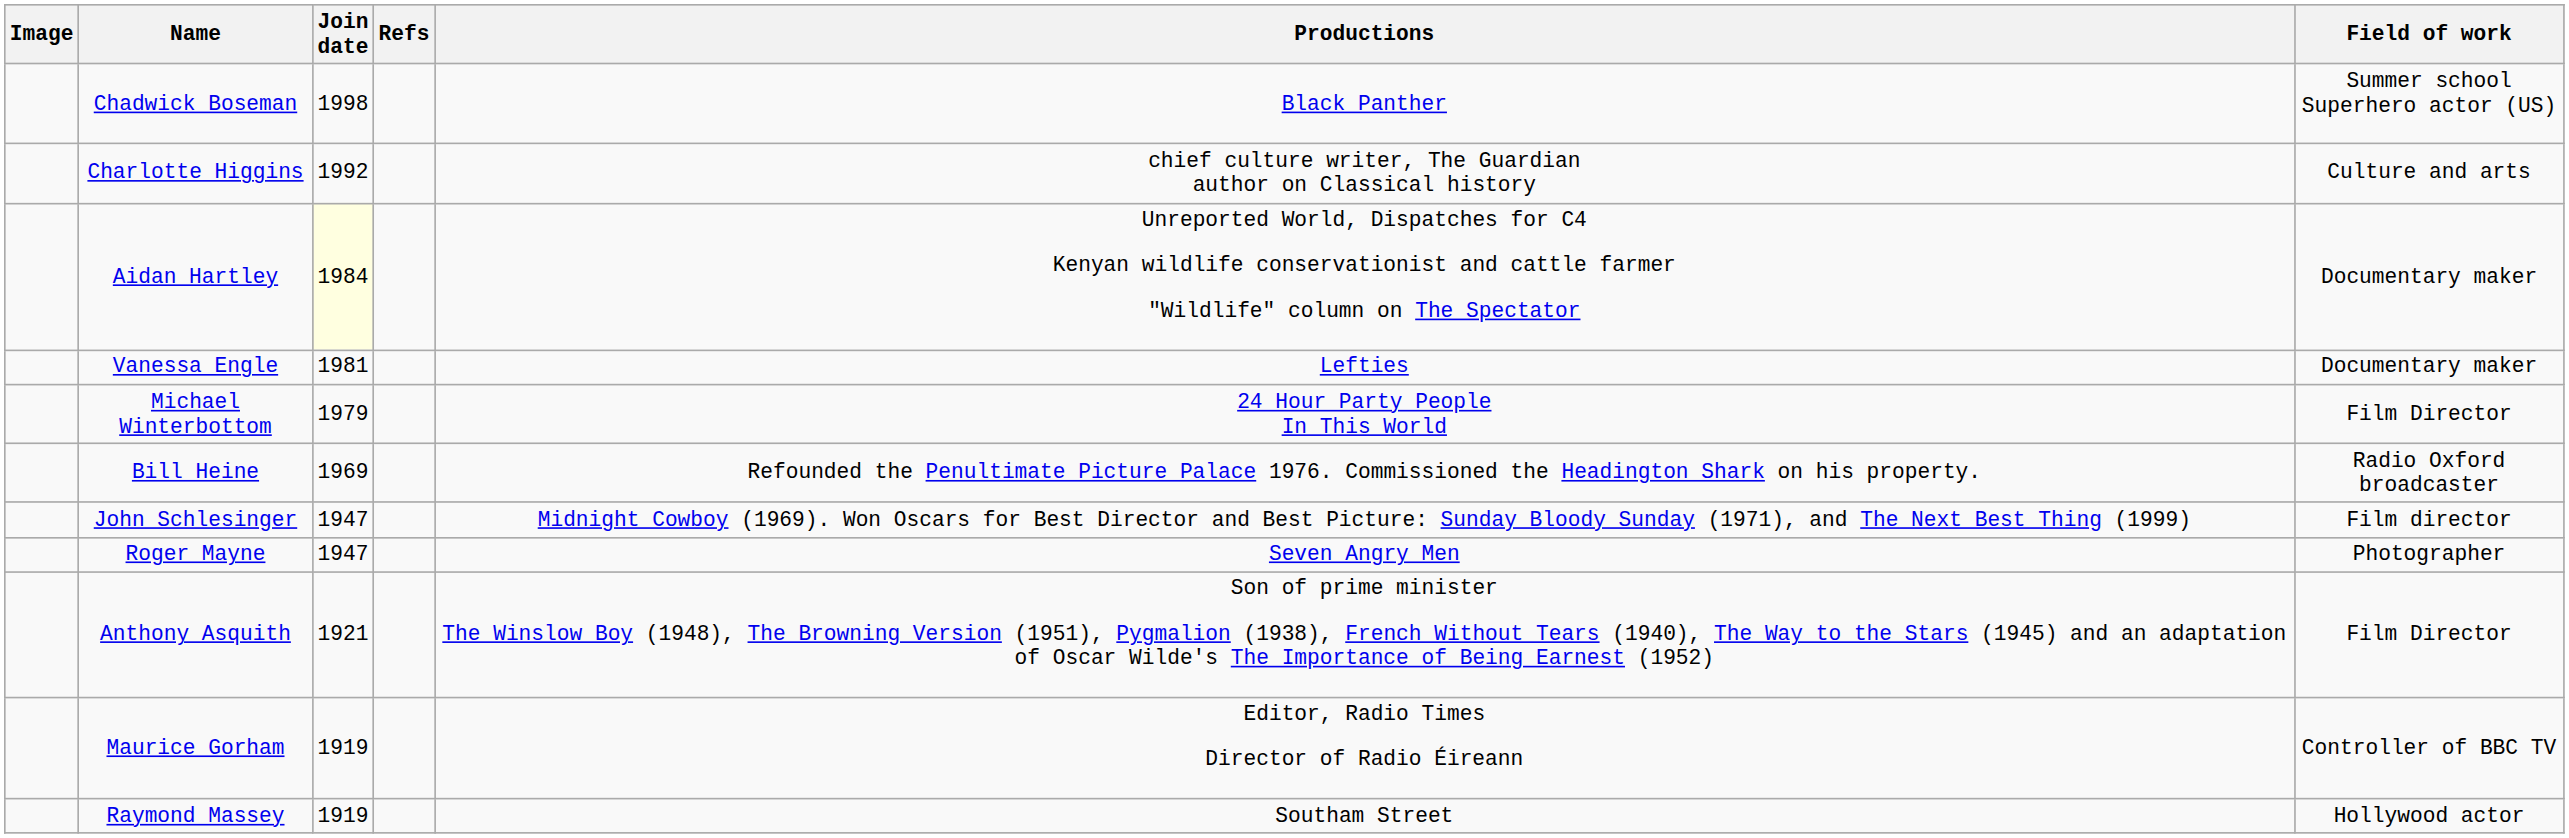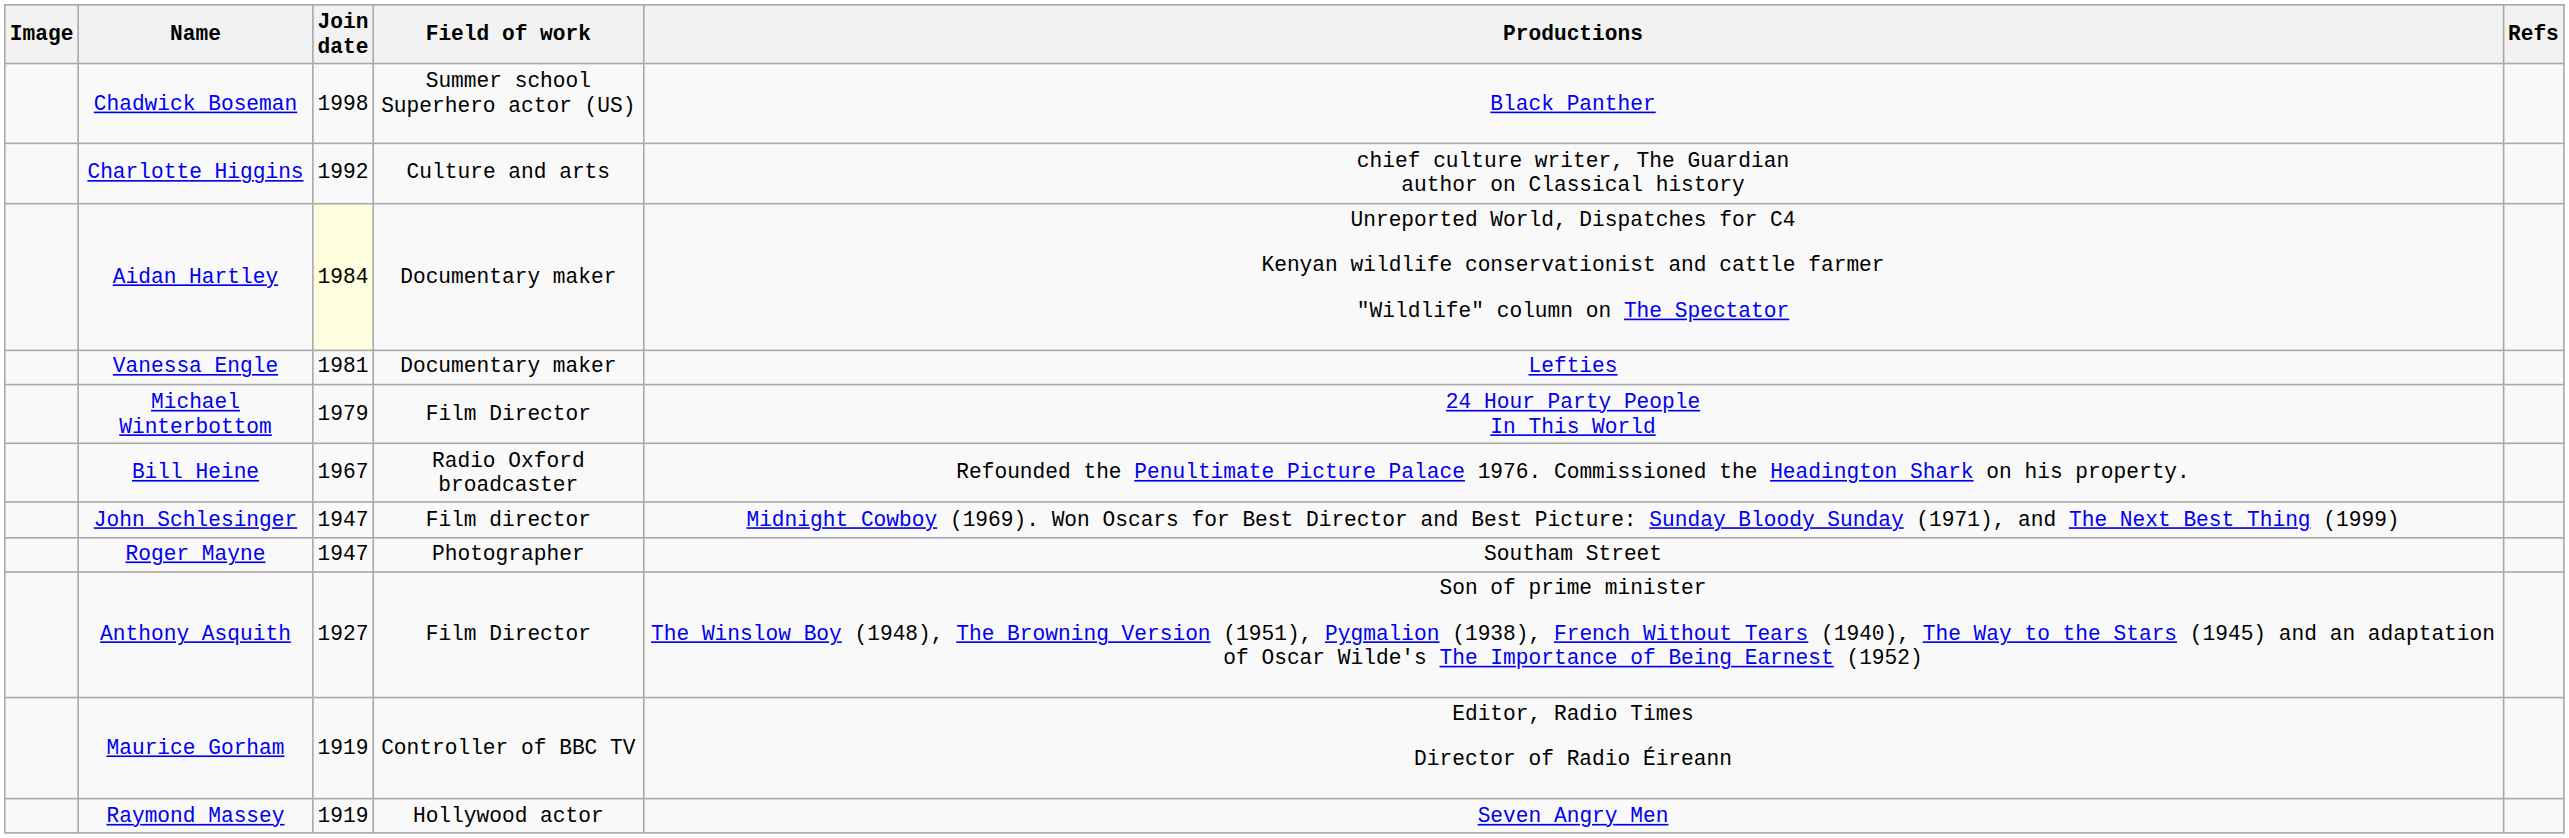columns swapped: (2429, 34) <-> (404, 34)
(343, 473) 1969 -> (343, 473) 1967
(1364, 554) Seven Angry Men -> (1573, 554) Southam Street
(343, 634) 1921 -> (343, 634) 1927
(1364, 816) Southam Street -> (1573, 816) Seven Angry Men
